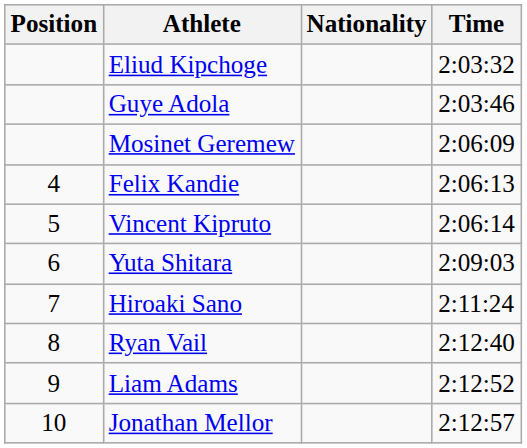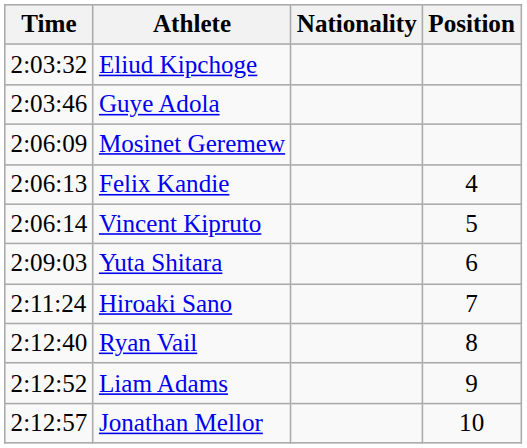columns swapped: (54, 24) <-> (477, 24)
